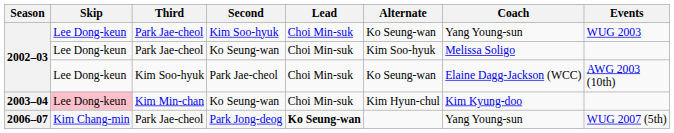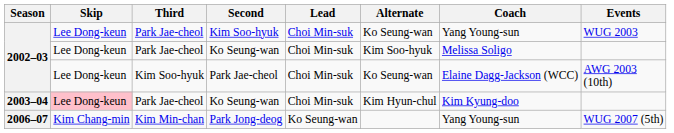(169, 100) Kim Min-chan -> (169, 100) Park Jae-cheol
(169, 119) Park Jae-cheol -> (169, 119) Kim Min-chan
(324, 119) bold -> (323, 119) normal
